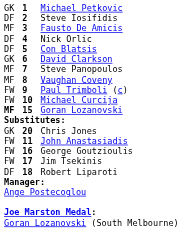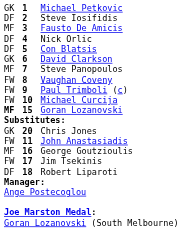(9, 80) MF -> (9, 80) FW
(9, 151) FW -> (9, 151) MF
